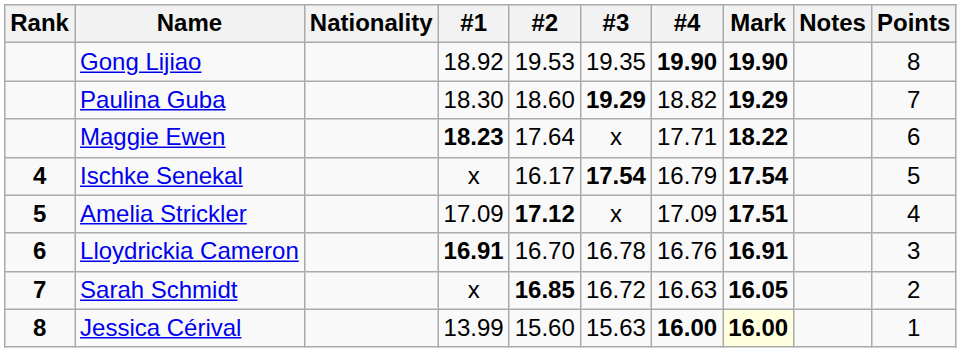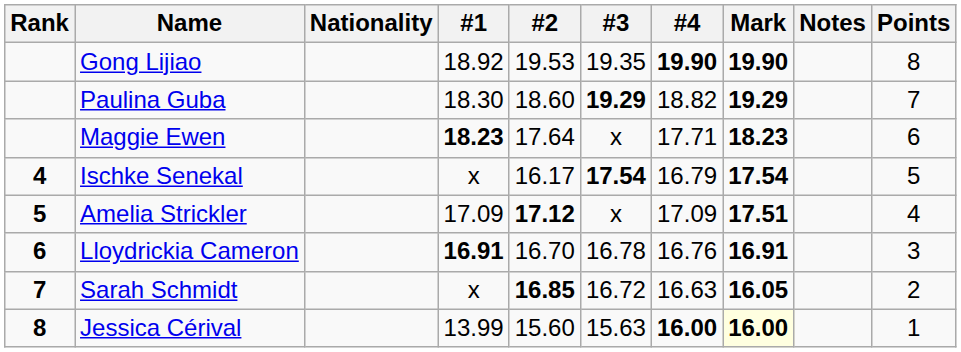(758, 137) 18.22 -> (758, 137) 18.23
